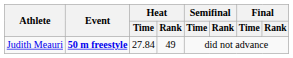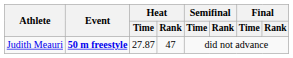(143, 45) 27.84 -> (143, 45) 27.87
(171, 45) 49 -> (171, 45) 47
